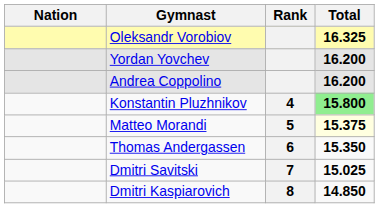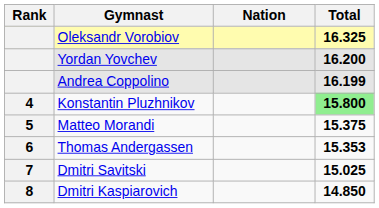columns swapped: (290, 15) <-> (55, 15)
(344, 81) 16.200 -> (344, 81) 16.199
(344, 125) lightyellow background -> (344, 125) no background
(344, 147) 15.350 -> (344, 147) 15.353
